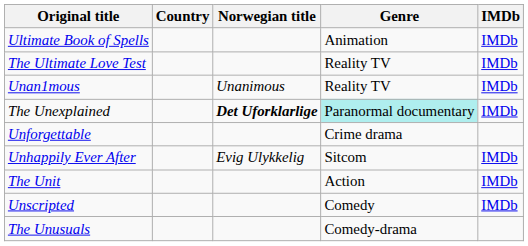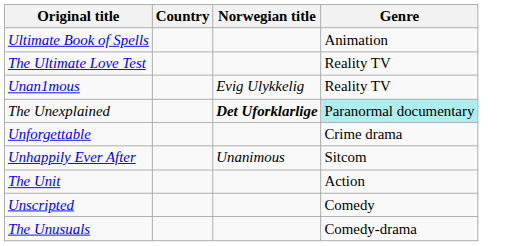- column: (501, 16)
(251, 87) Unanimous -> (260, 87) Evig Ulykkelig
(260, 157) Evig Ulykkelig -> (251, 157) Unanimous
